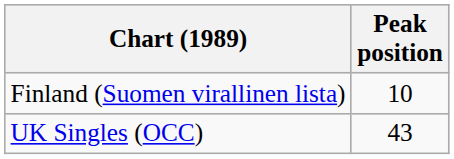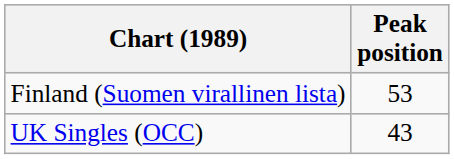(400, 93) 10 -> (400, 93) 53
